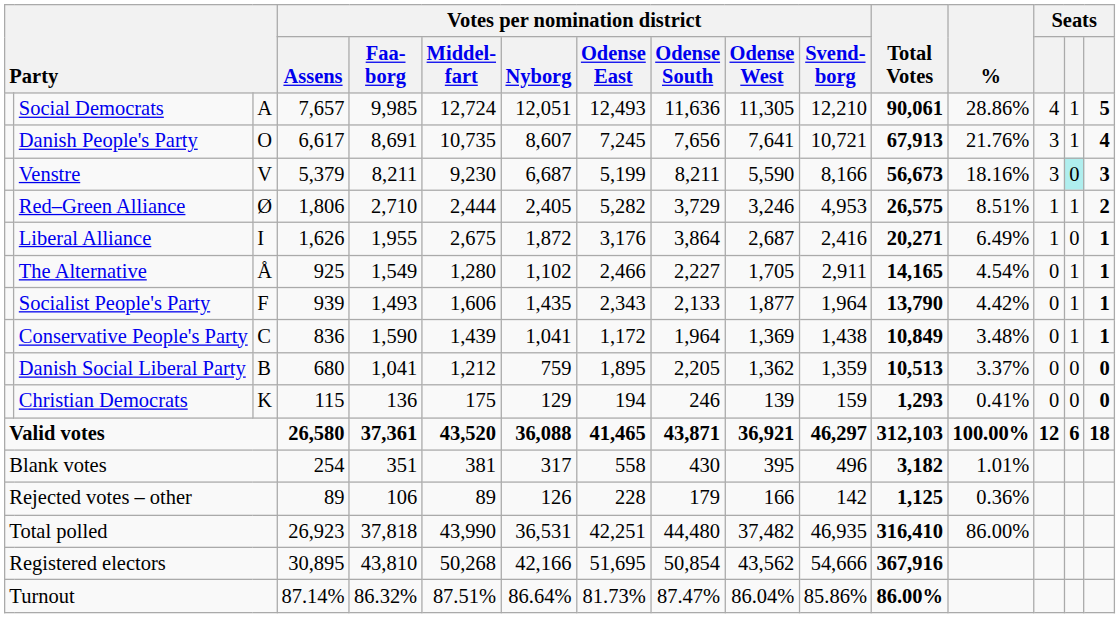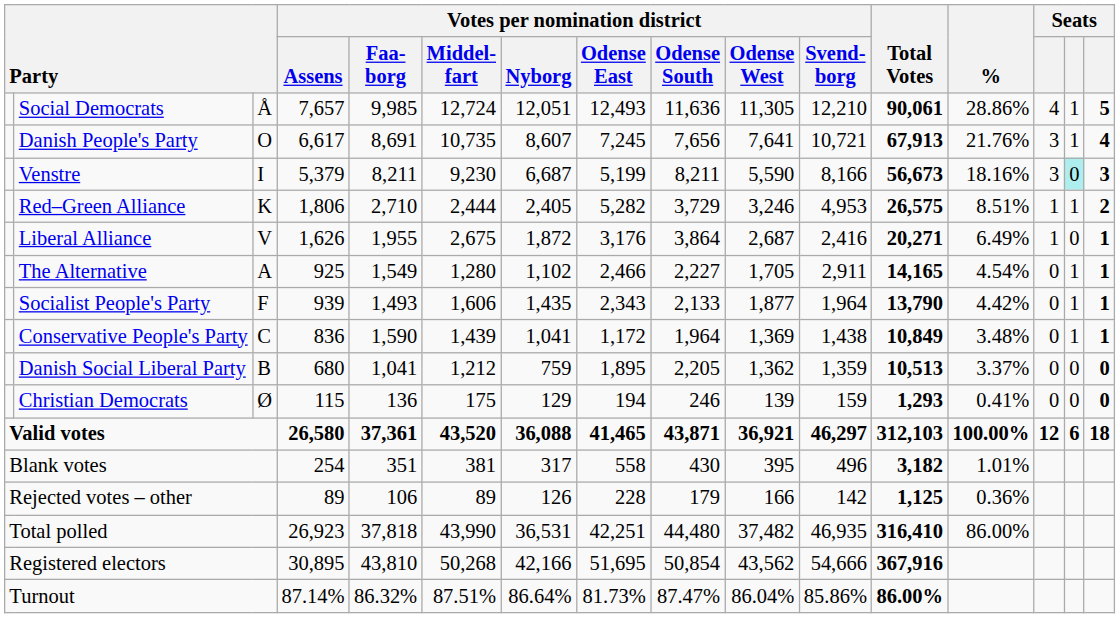(265, 108) A -> (265, 108) Å
(265, 173) V -> (261, 173) I
(265, 206) Ø -> (265, 206) K
(261, 238) I -> (265, 238) V
(265, 271) Å -> (265, 271) A
(265, 401) K -> (265, 401) Ø
